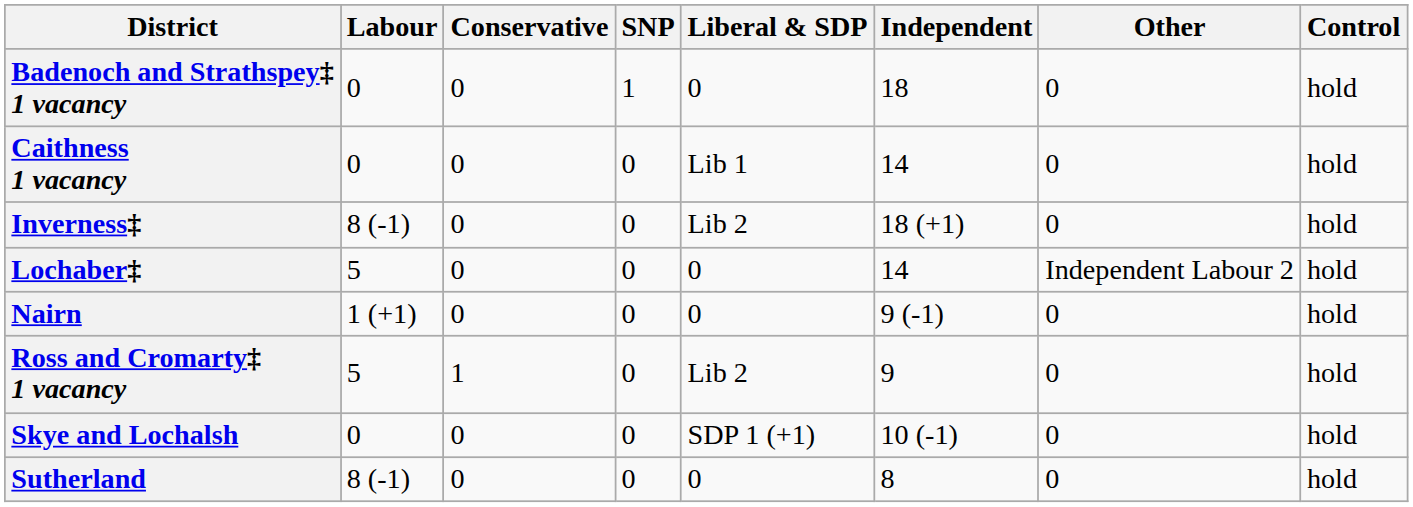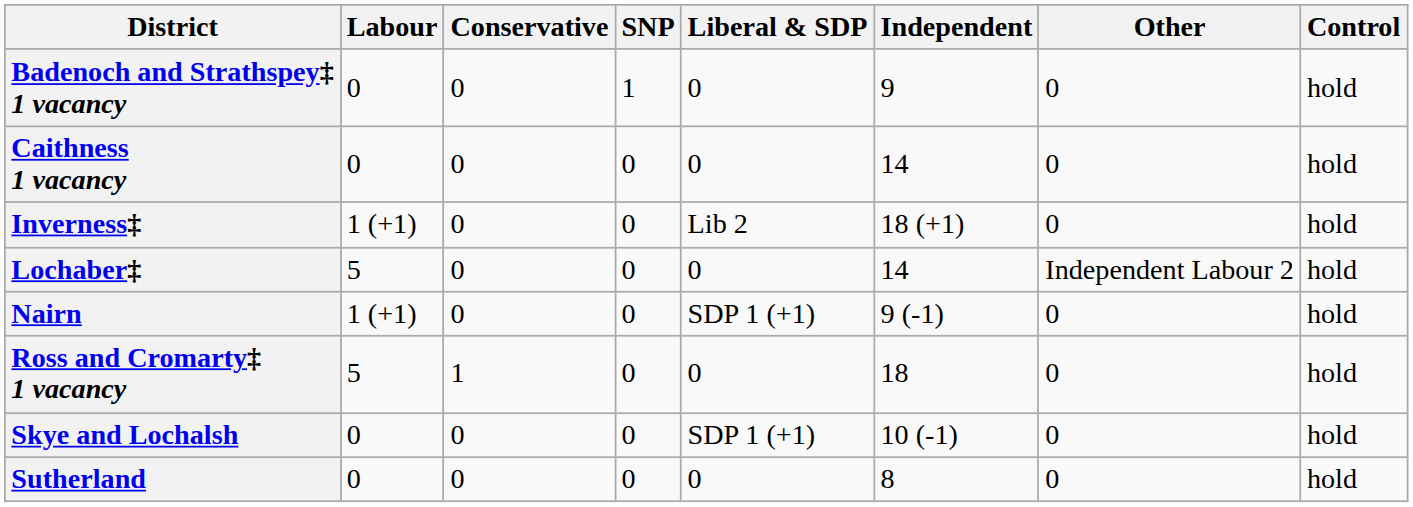(895, 87) 18 -> (888, 87) 9
(718, 163) Lib 1 -> (695, 163) 0
(378, 224) 8 (-1) -> (382, 224) 1 (+1)
(695, 313) 0 -> (751, 313) SDP 1 (+1)
(718, 373) Lib 2 -> (695, 373) 0
(888, 373) 9 -> (895, 373) 18
(378, 479) 8 (-1) -> (354, 479) 0
